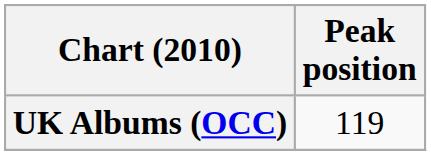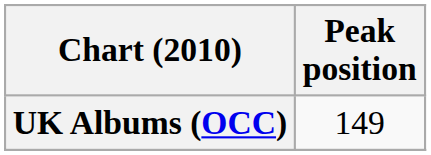(360, 122) 119 -> (360, 122) 149
